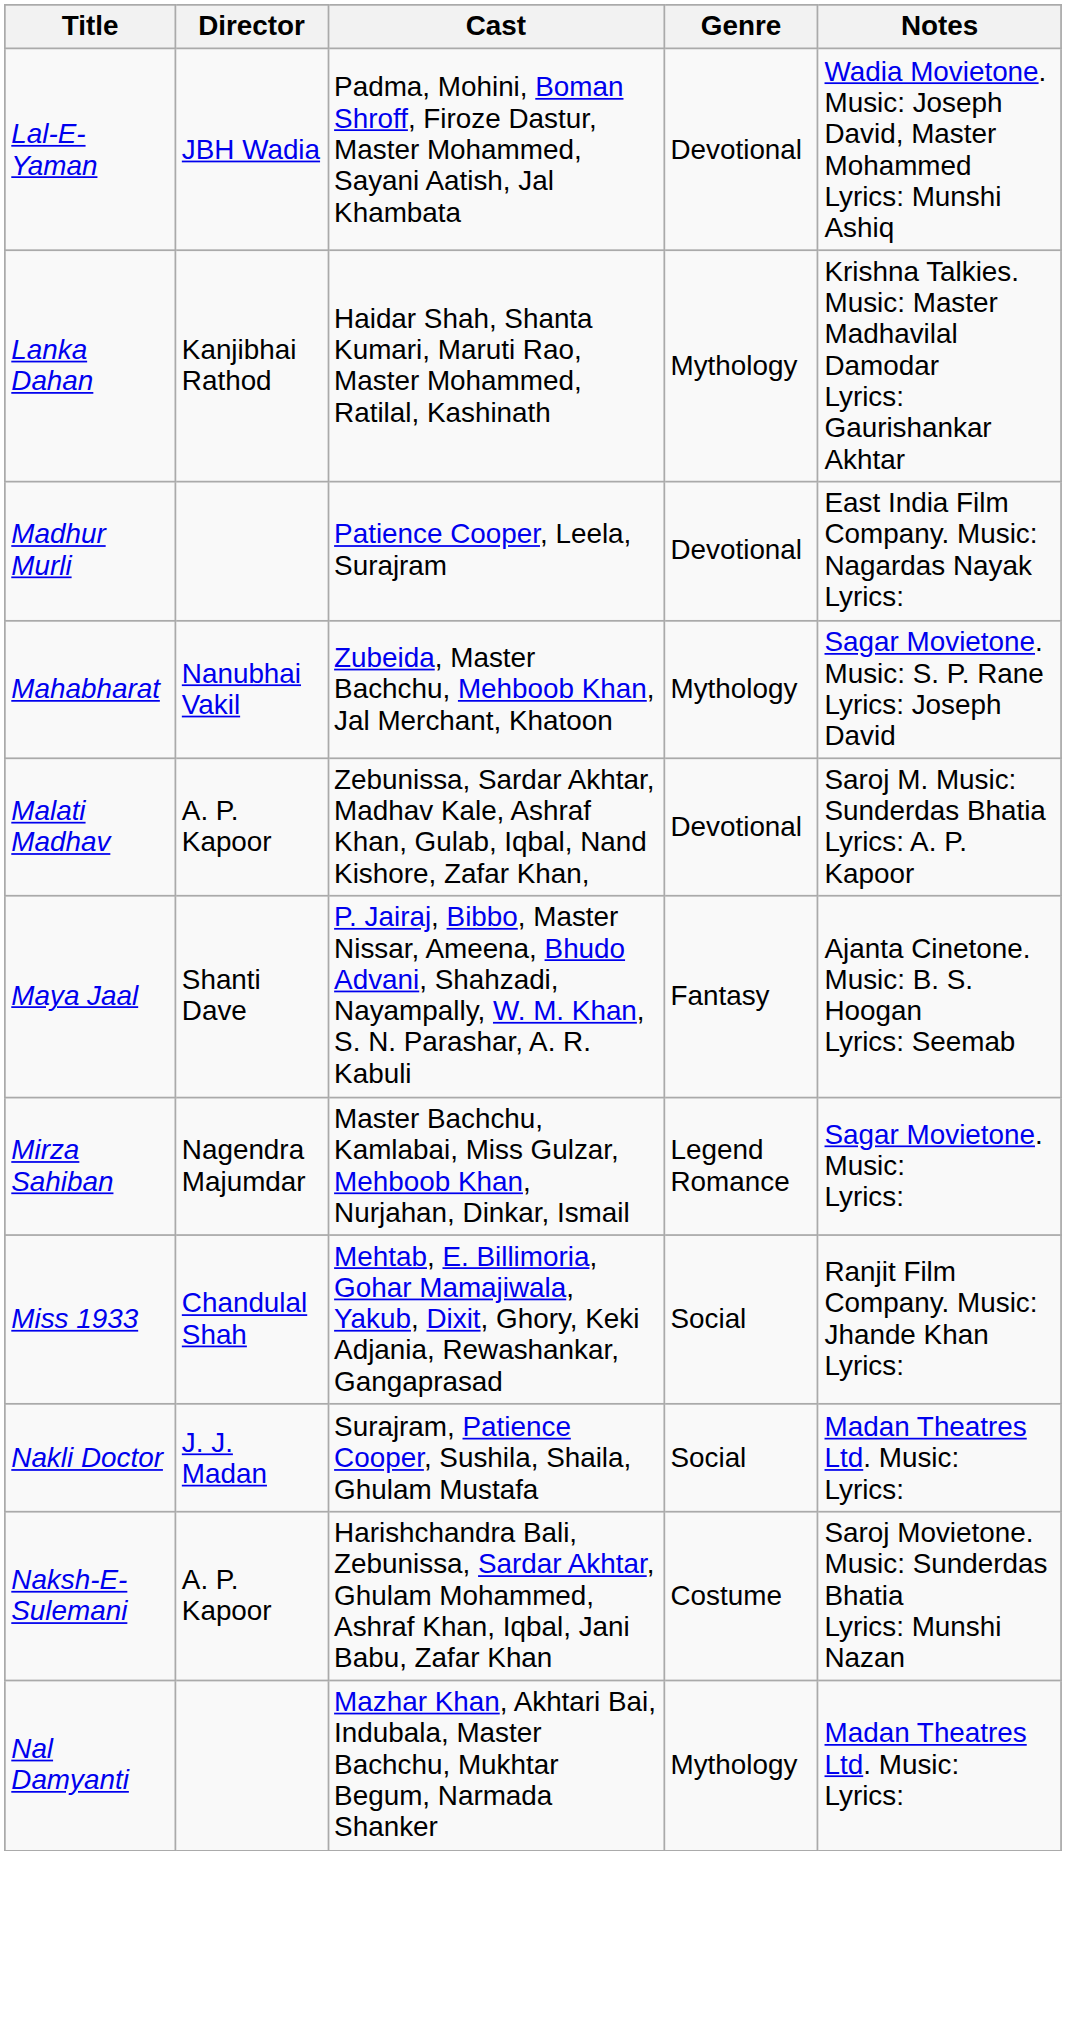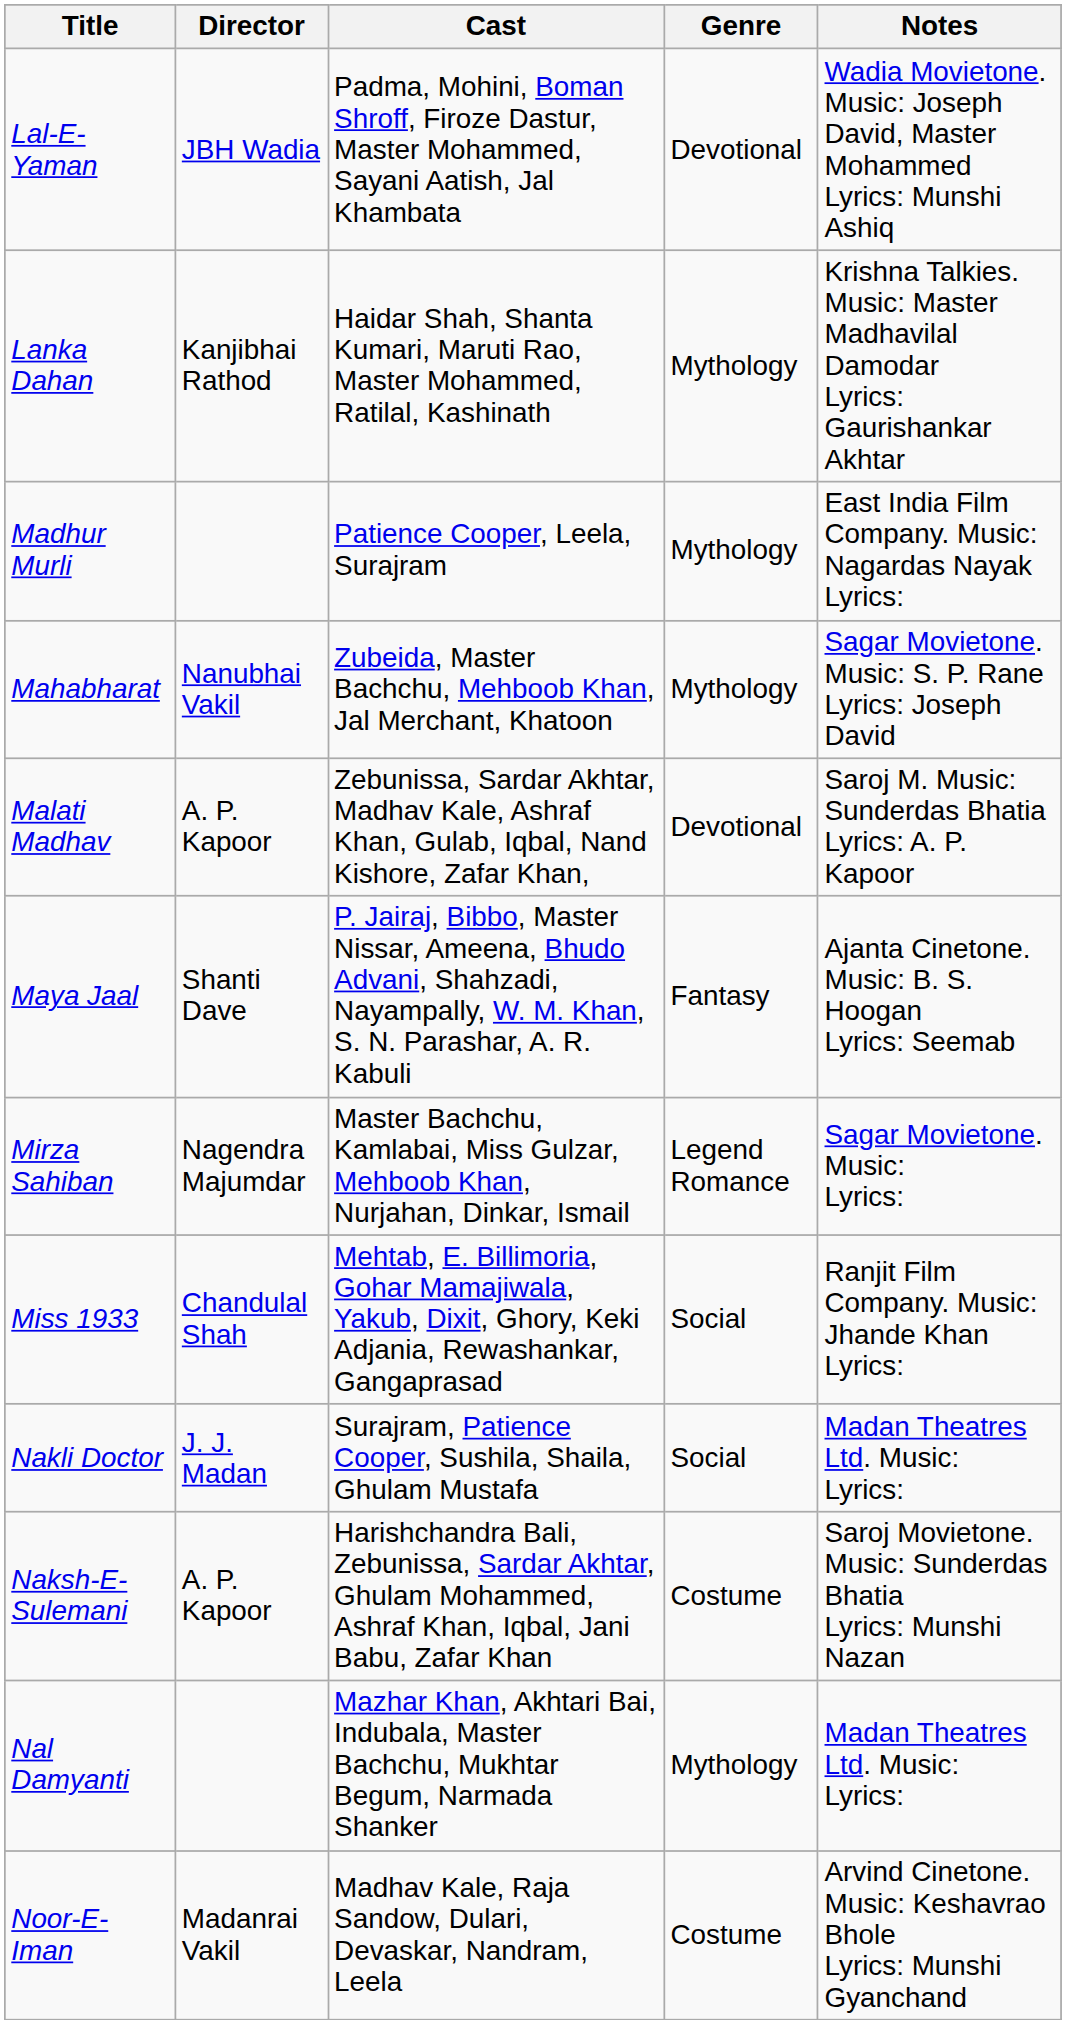(736, 550) Devotional -> (734, 550) Mythology
+ row: (60, 1934)
